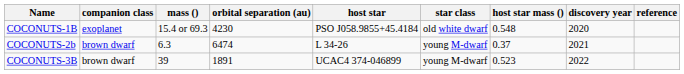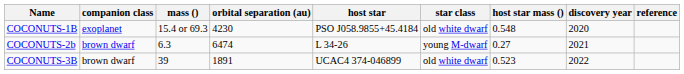(501, 45) 0.37 -> (501, 45) 0.27
(455, 61) young M-dwarf -> (455, 61) old white dwarf
